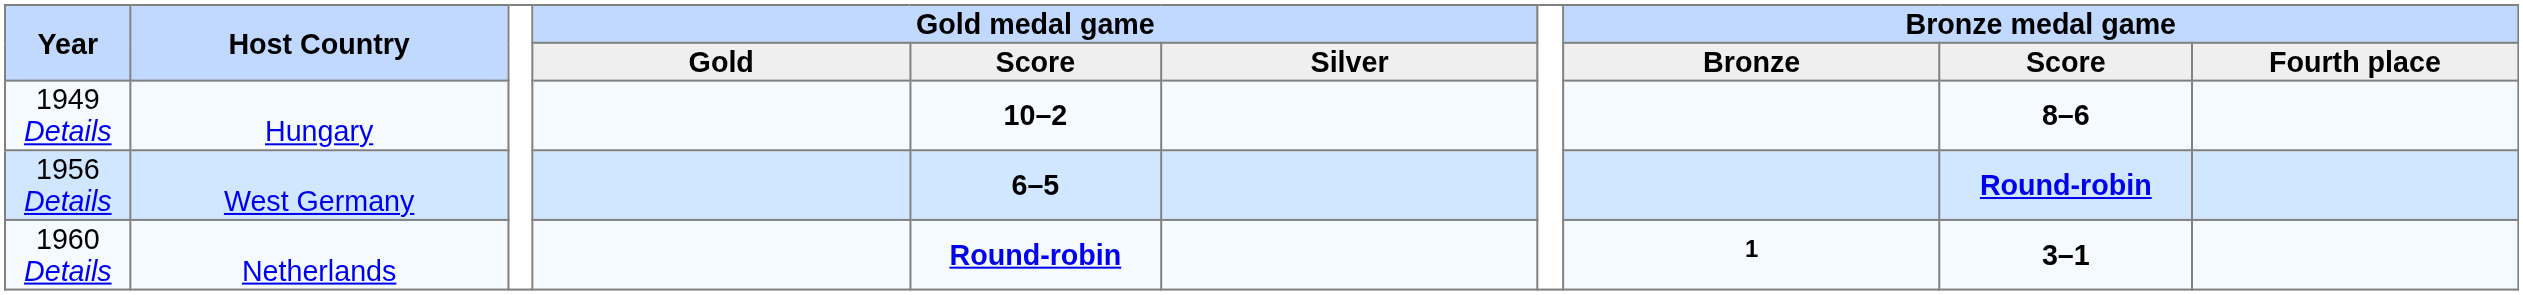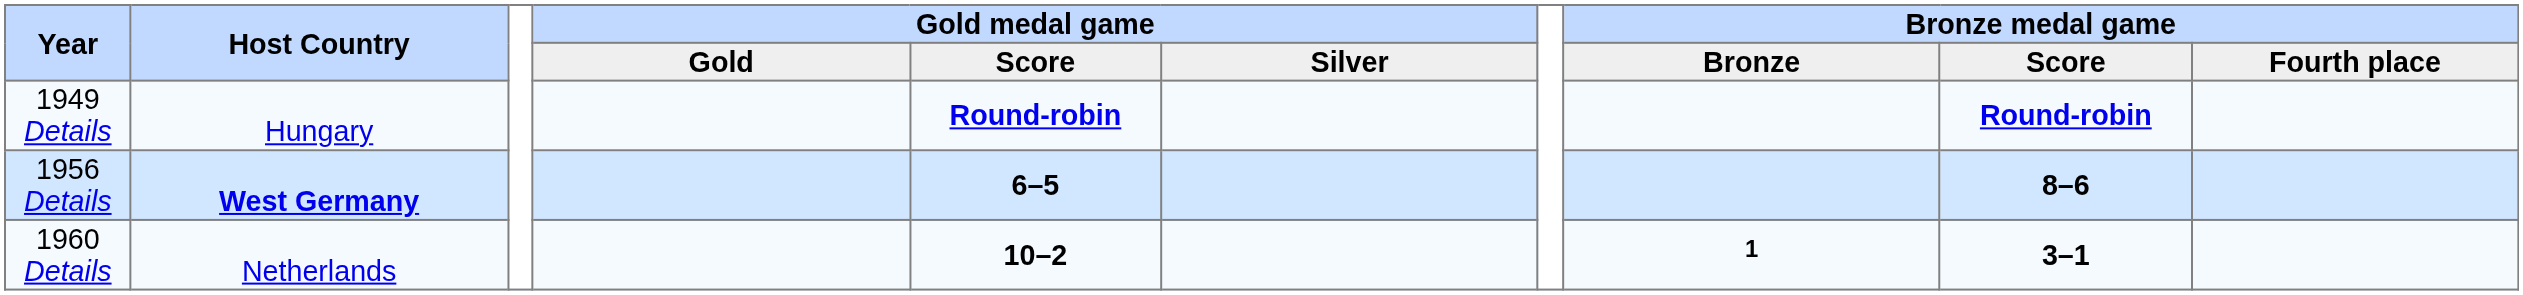(1035, 115) 10–2 -> (1035, 115) Round-robin
(2066, 115) 8–6 -> (2066, 115) Round-robin
(319, 201) normal -> (319, 201) bold
(2066, 185) Round-robin -> (2066, 185) 8–6
(1035, 255) Round-robin -> (1035, 255) 10–2
